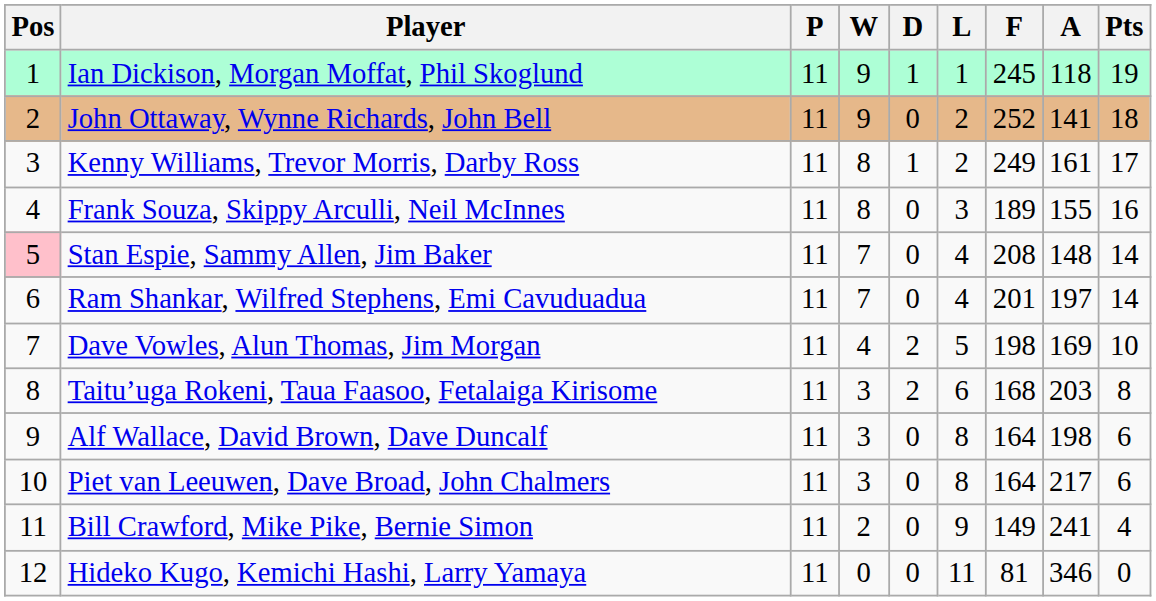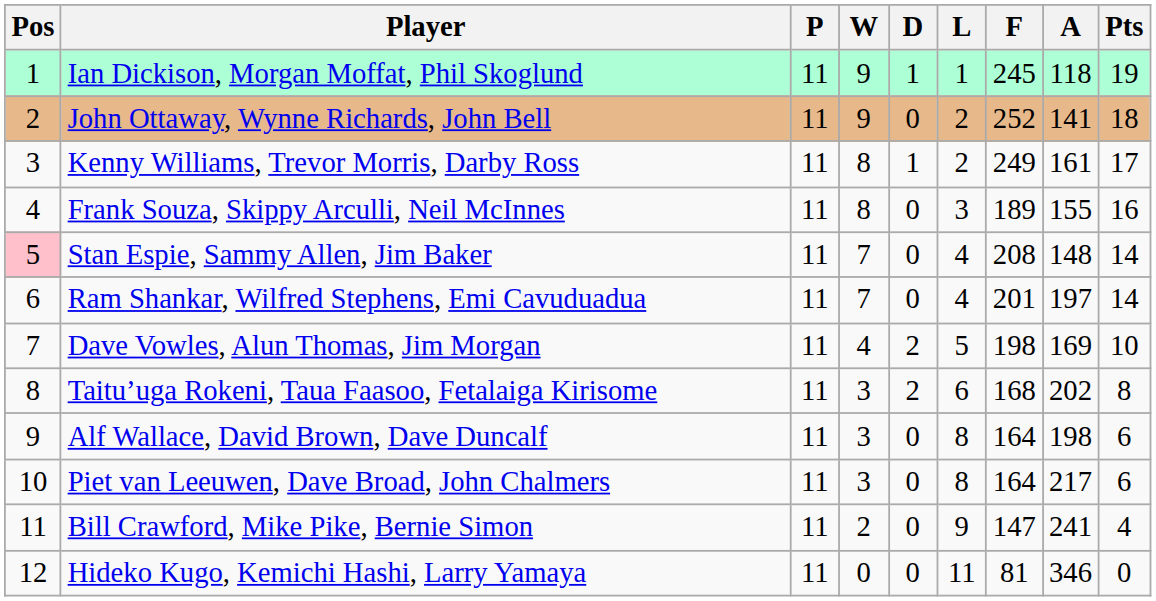(1071, 390) 203 -> (1071, 390) 202
(1014, 526) 149 -> (1014, 526) 147
